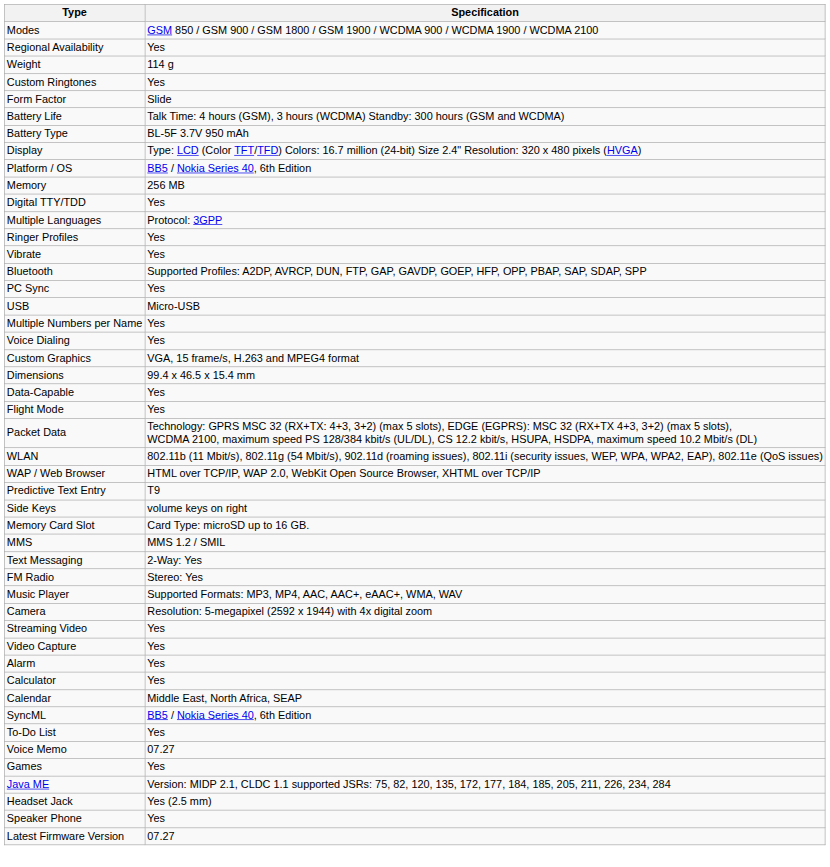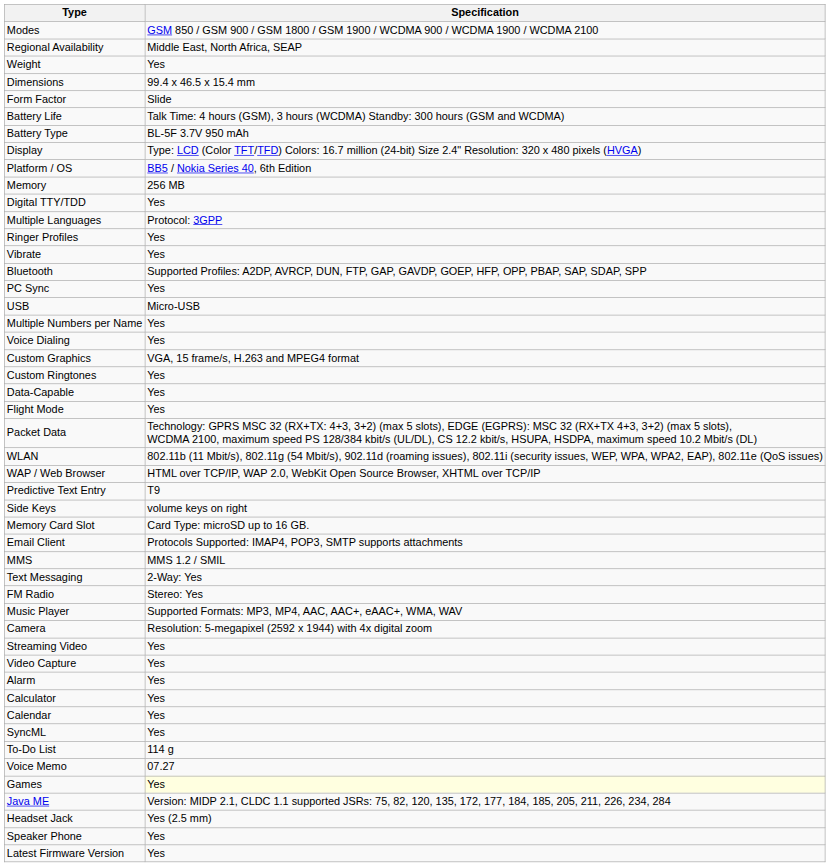(156, 47) Yes -> (225, 47) Middle East, North Africa, SEAP
(161, 64) 114 g -> (156, 64) Yes
rows swapped: (35, 375) <-> (52, 82)
+ row: (36, 543)
(225, 698) Middle East, North Africa, SEAP -> (156, 715) Yes
(229, 715) BB5 / Nokia Series 40, 6th Edition -> (156, 732) Yes
(156, 732) Yes -> (161, 750) 114 g
(156, 767) no background -> (156, 784) lightyellow background
(161, 836) 07.27 -> (156, 853) Yes
